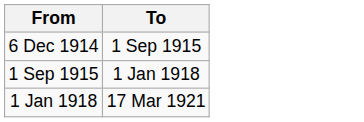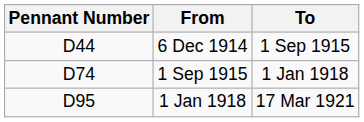+ column: (79, 18)
